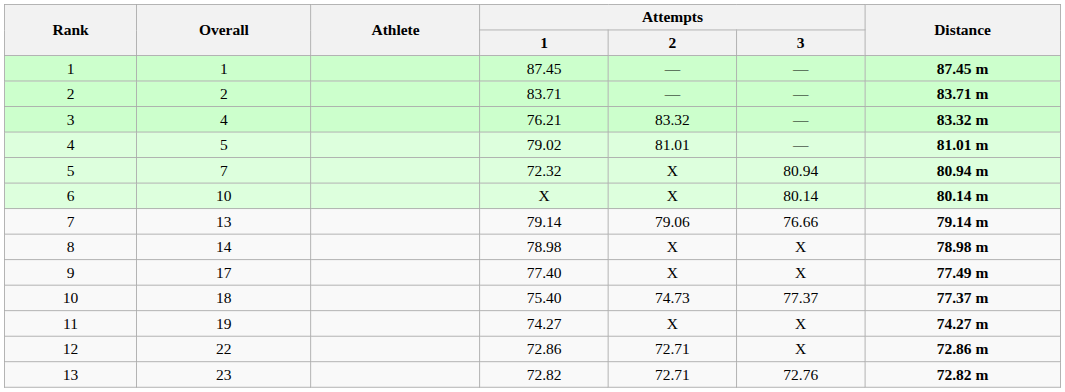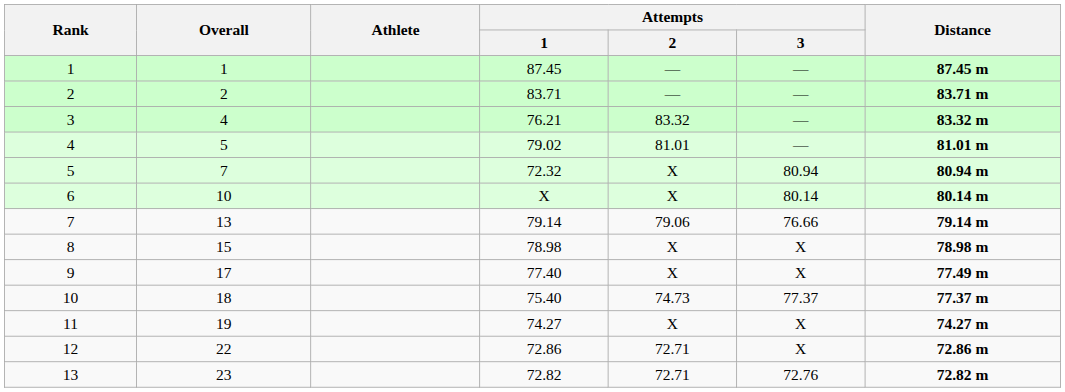(224, 246) 14 -> (224, 246) 15
